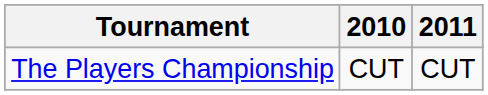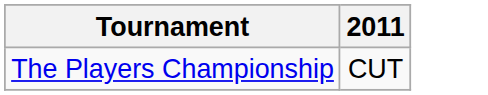- column: (376, 26)
